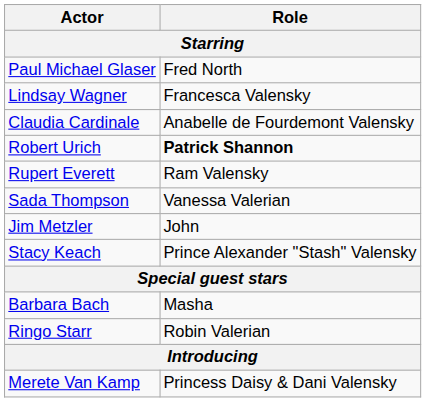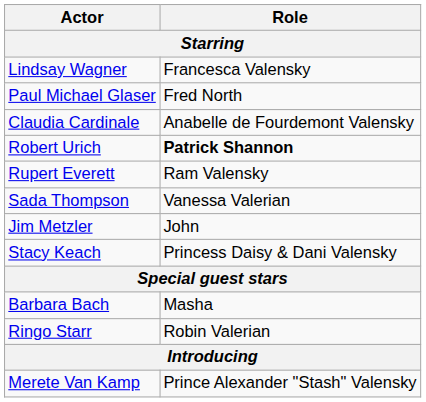rows swapped: (68, 95) <-> (82, 69)
(290, 252) Prince Alexander "Stash" Valensky -> (280, 252) Princess Daisy & Dani Valensky
(280, 383) Princess Daisy & Dani Valensky -> (290, 383) Prince Alexander "Stash" Valensky
